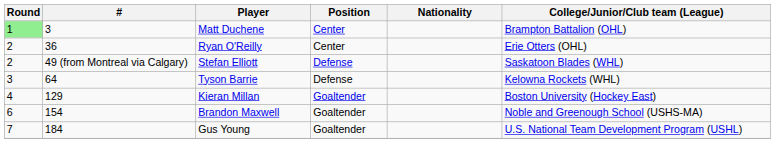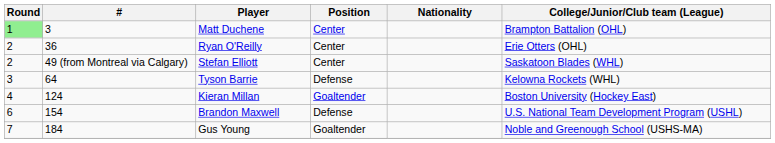(333, 63) Defense -> (329, 63) Center
(54, 96) 129 -> (54, 96) 124
(339, 113) Goaltender -> (333, 113) Defense
(604, 113) Noble and Greenough School (USHS-MA) -> (623, 113) U.S. National Team Development Program (USHL)
(623, 130) U.S. National Team Development Program (USHL) -> (604, 130) Noble and Greenough School (USHS-MA)
